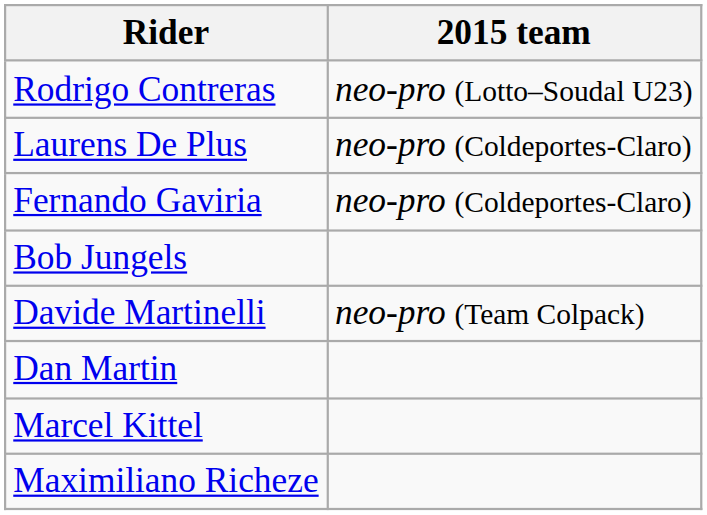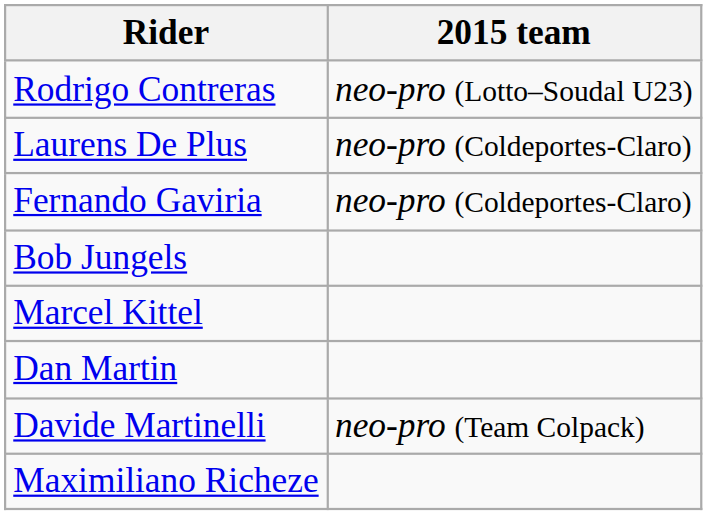rows swapped: (108, 425) <-> (139, 312)
